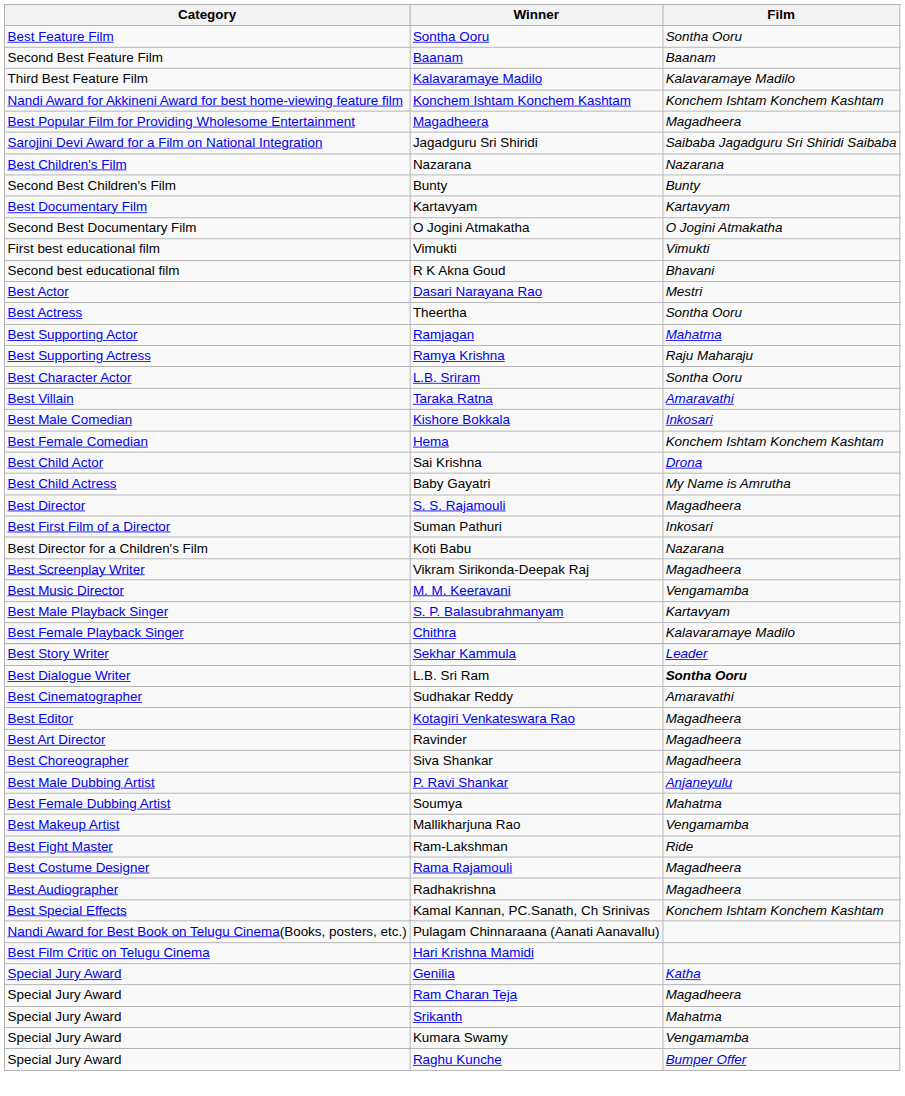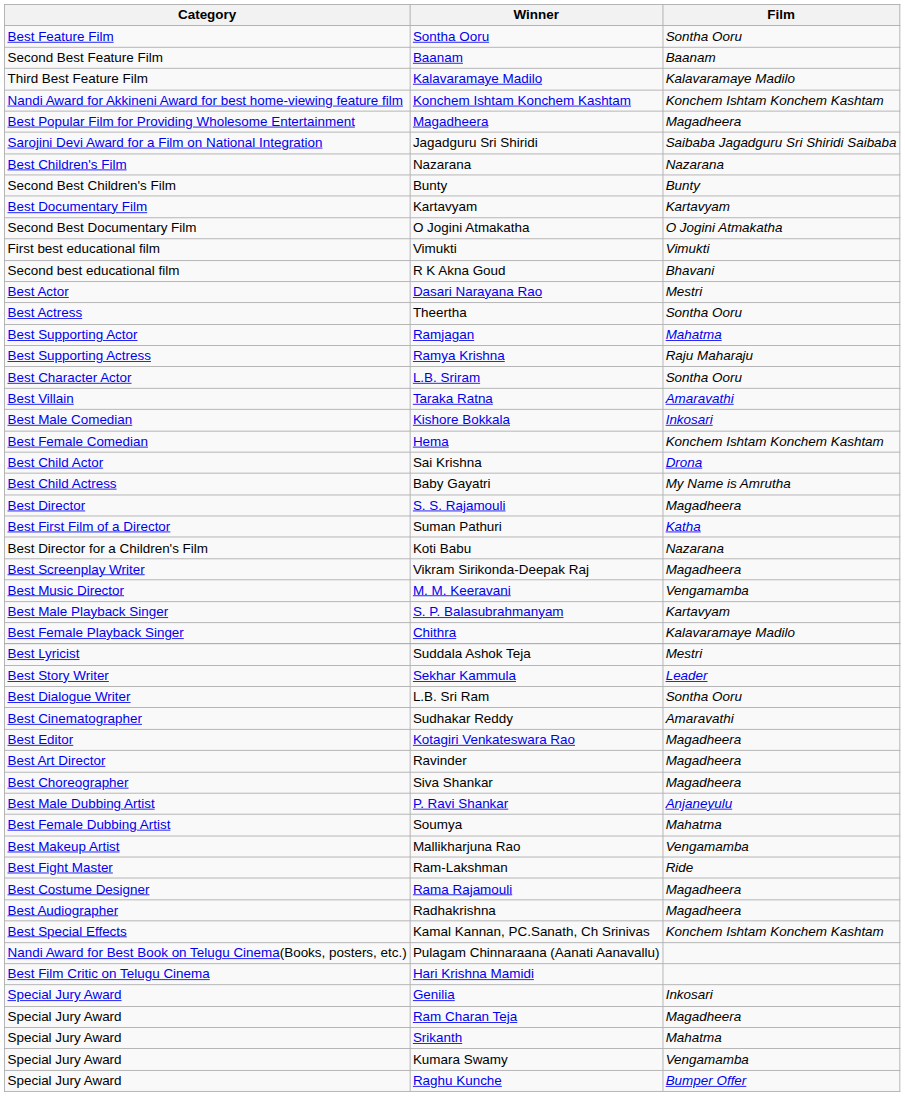(689, 526) Inkosari -> (683, 526) Katha
+ row: (472, 654)
(706, 675) bold -> (704, 697) normal
(683, 974) Katha -> (689, 995) Inkosari
